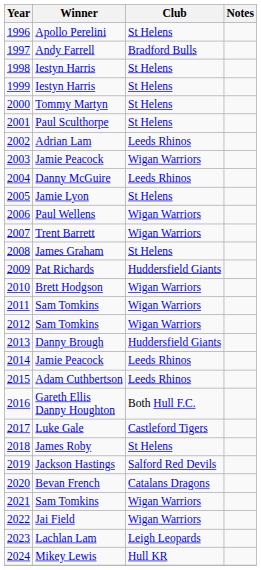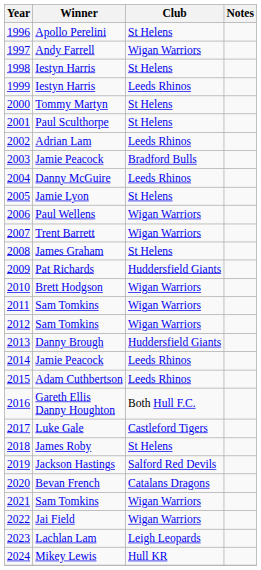(162, 50) Bradford Bulls -> (164, 50) Wigan Warriors
(150, 86) St Helens -> (160, 86) Leeds Rhinos
(164, 159) Wigan Warriors -> (162, 159) Bradford Bulls
